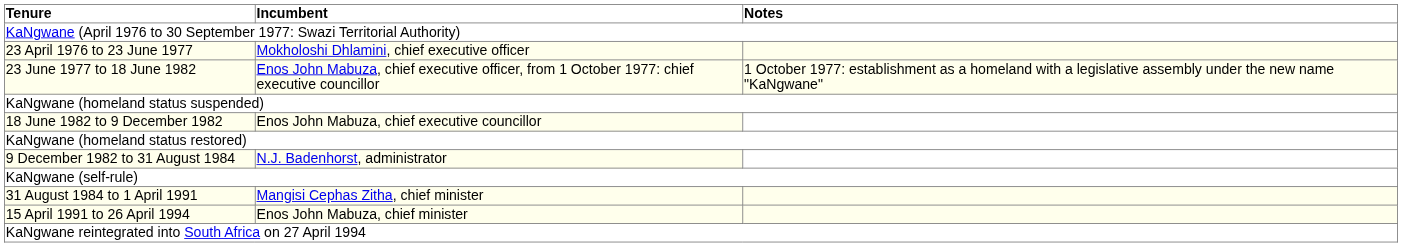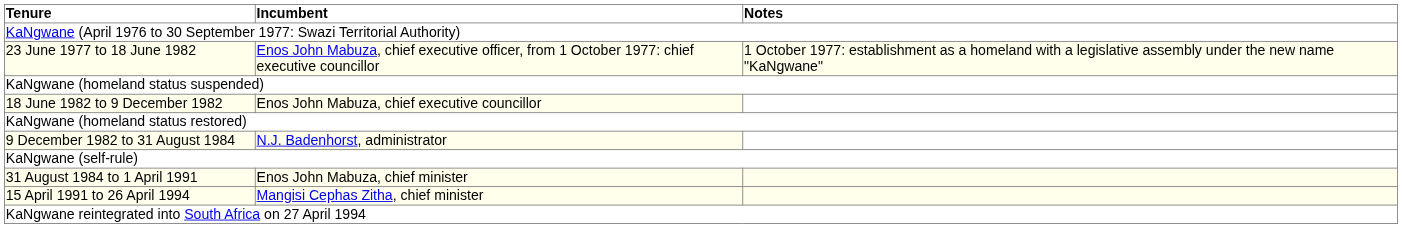- row: (99, 50)
(370, 195) Mangisi Cephas Zitha, chief minister -> (362, 177) Enos John Mabuza, chief minister
(362, 214) Enos John Mabuza, chief minister -> (370, 195) Mangisi Cephas Zitha, chief minister
